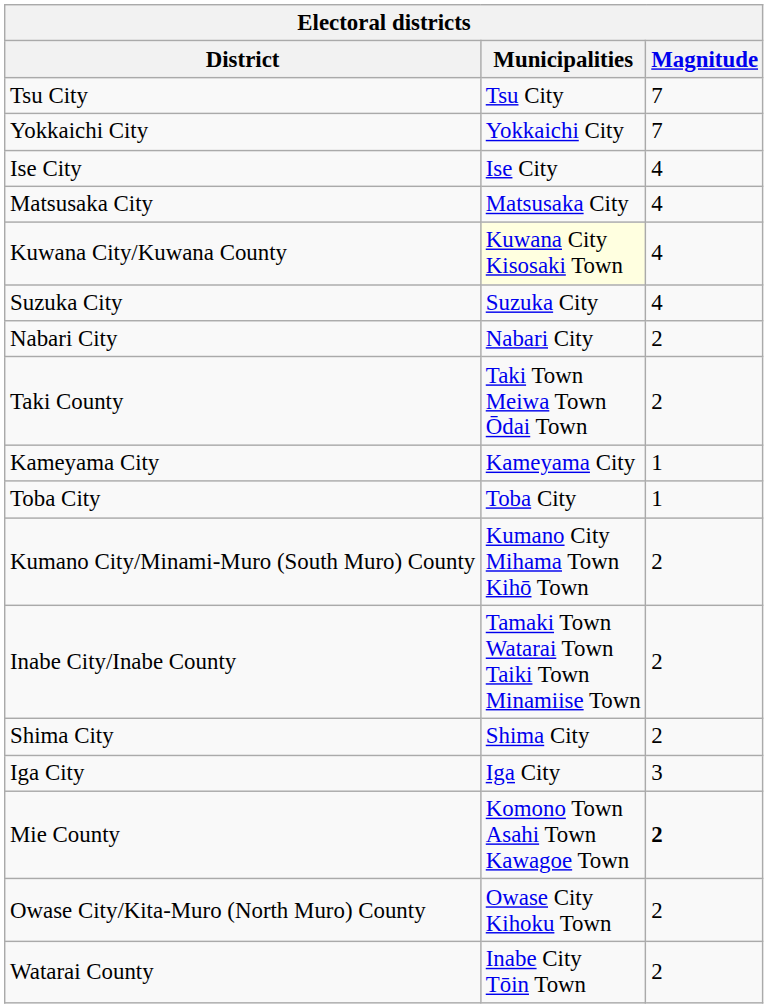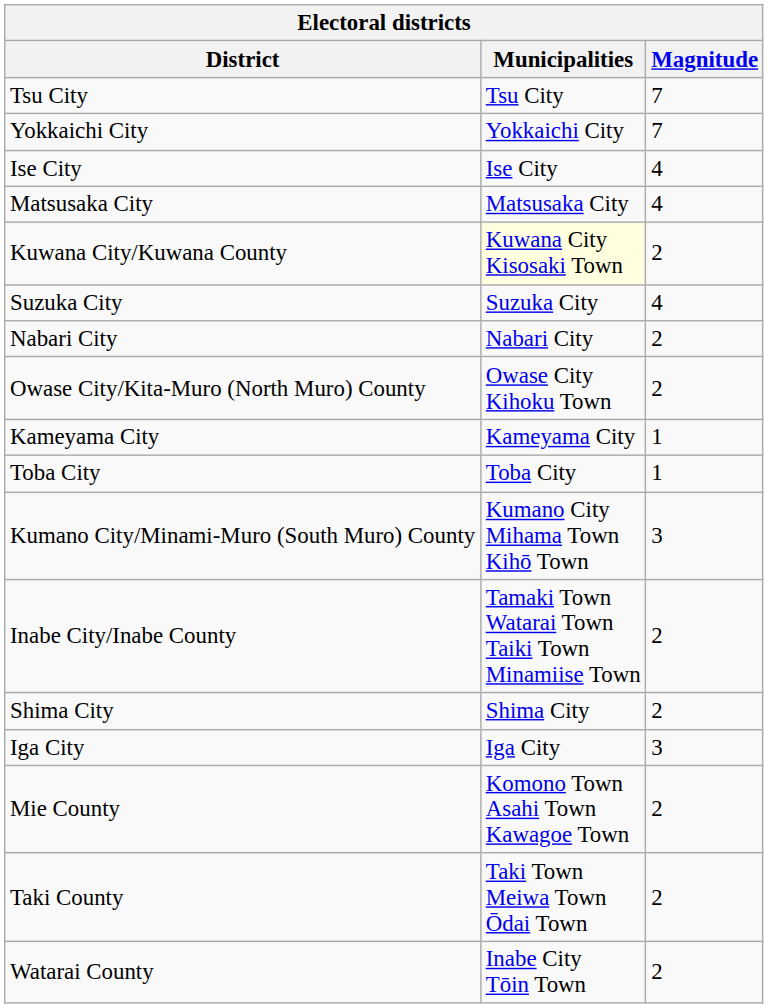(657, 253) 4 -> (657, 253) 2
rows swapped: (218, 909) <-> (67, 400)
(657, 561) 2 -> (657, 535) 3
(657, 834) bold -> (657, 809) normal
